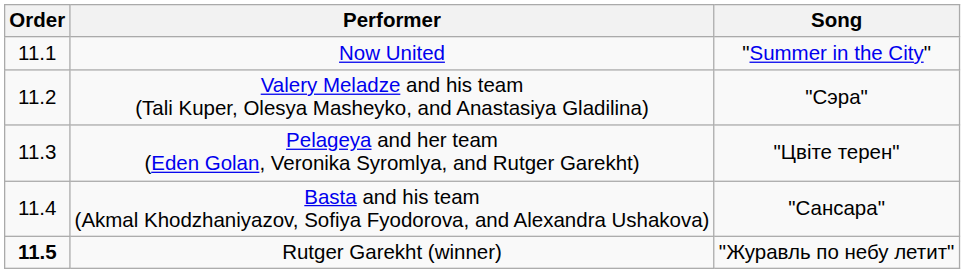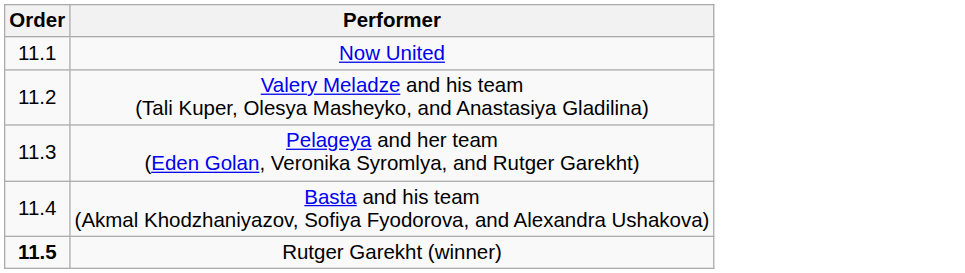- column: (837, 20)
